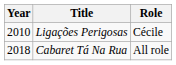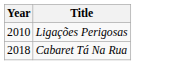- column: (151, 13)
